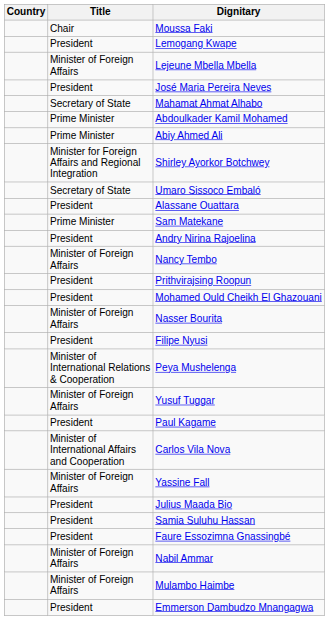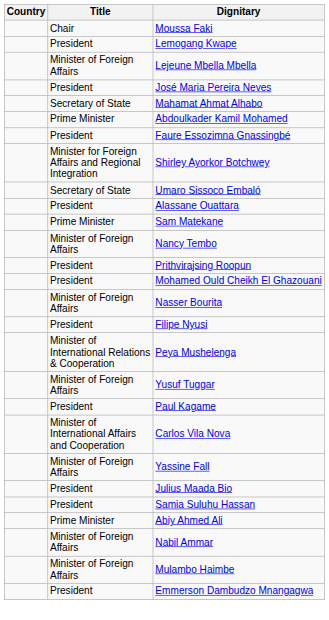rows swapped: (189, 135) <-> (223, 536)
- row: (206, 238)
